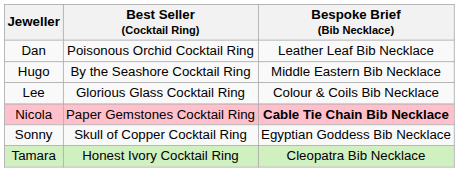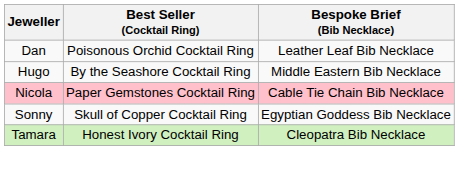- row: (34, 93)
(356, 114) bold -> (356, 93) normal
